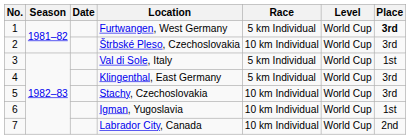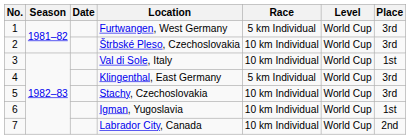(390, 28) bold -> (390, 28) normal
(282, 61) 5 km Individual -> (282, 61) 10 km Individual
